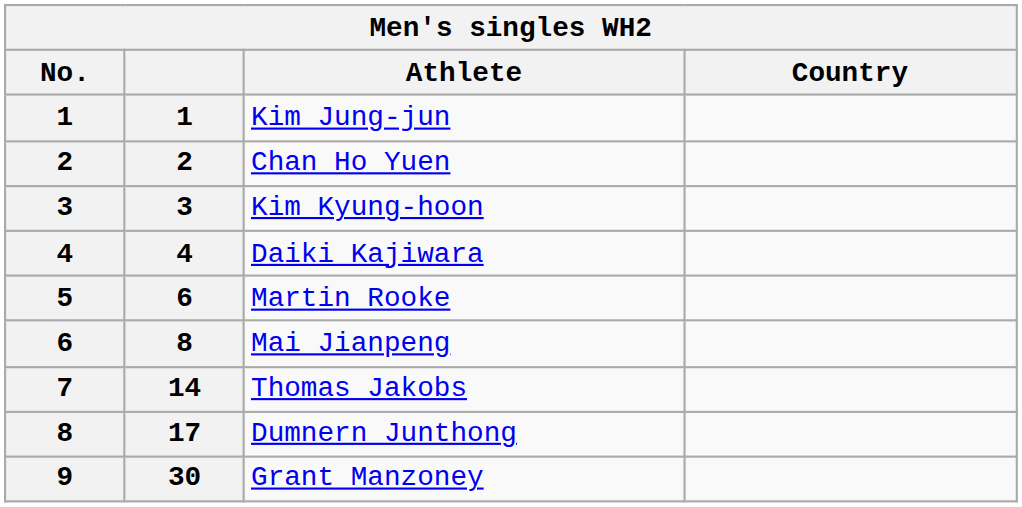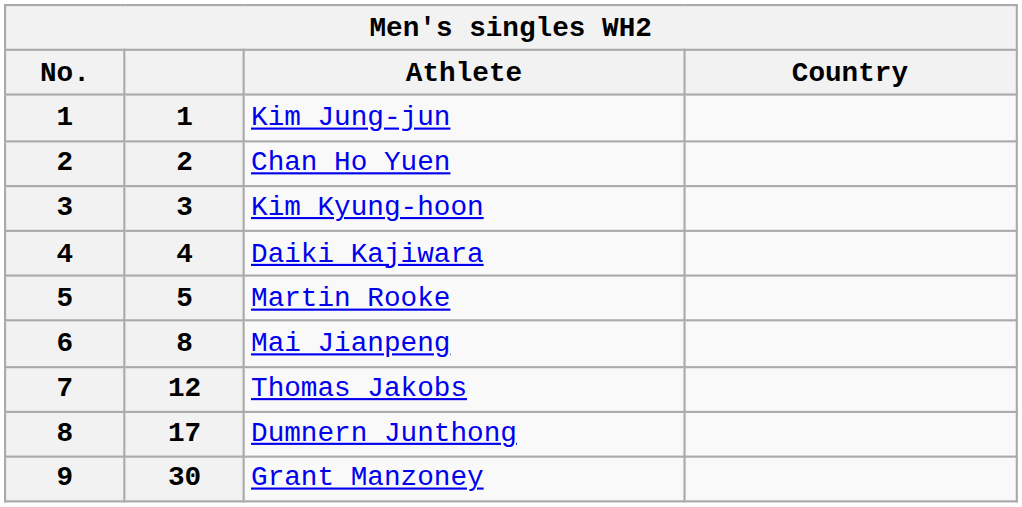(185, 298) 6 -> (185, 298) 5
(185, 389) 14 -> (185, 389) 12
